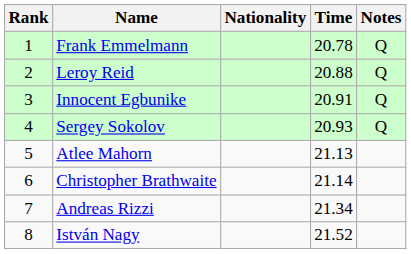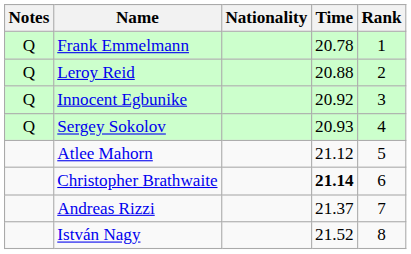columns swapped: (28, 18) <-> (381, 18)
(333, 99) 20.91 -> (334, 99) 20.92
(333, 153) 21.13 -> (334, 153) 21.12
(333, 180) normal -> (334, 180) bold
(333, 208) 21.34 -> (334, 208) 21.37
